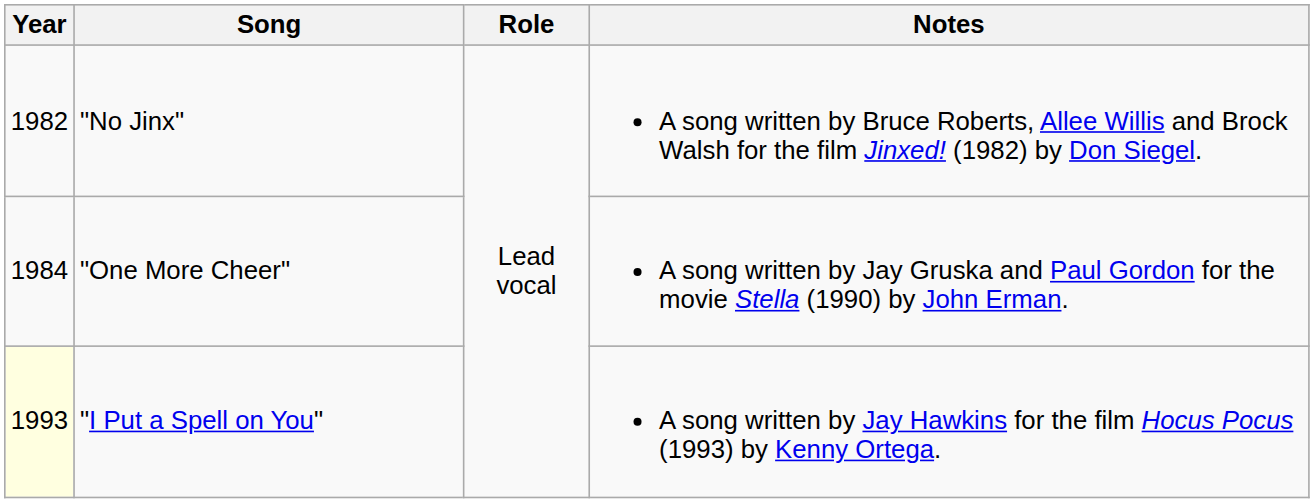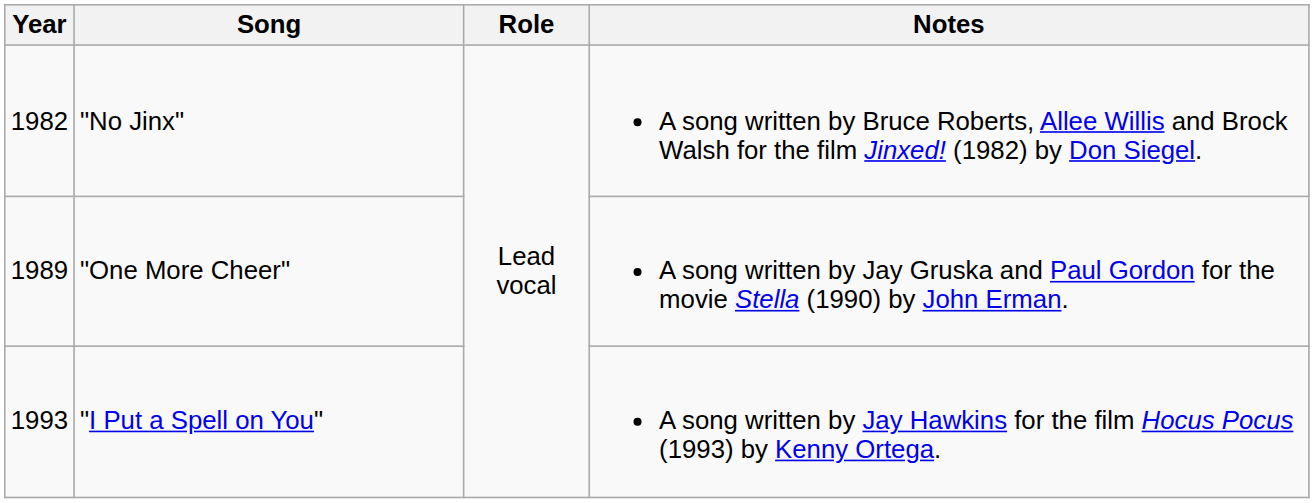(39, 270) 1984 -> (39, 270) 1989
(39, 421) lightyellow background -> (39, 421) no background
